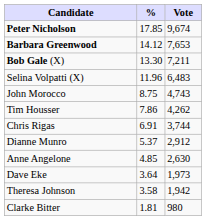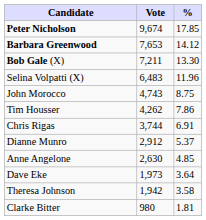columns swapped: (183, 12) <-> (151, 12)
